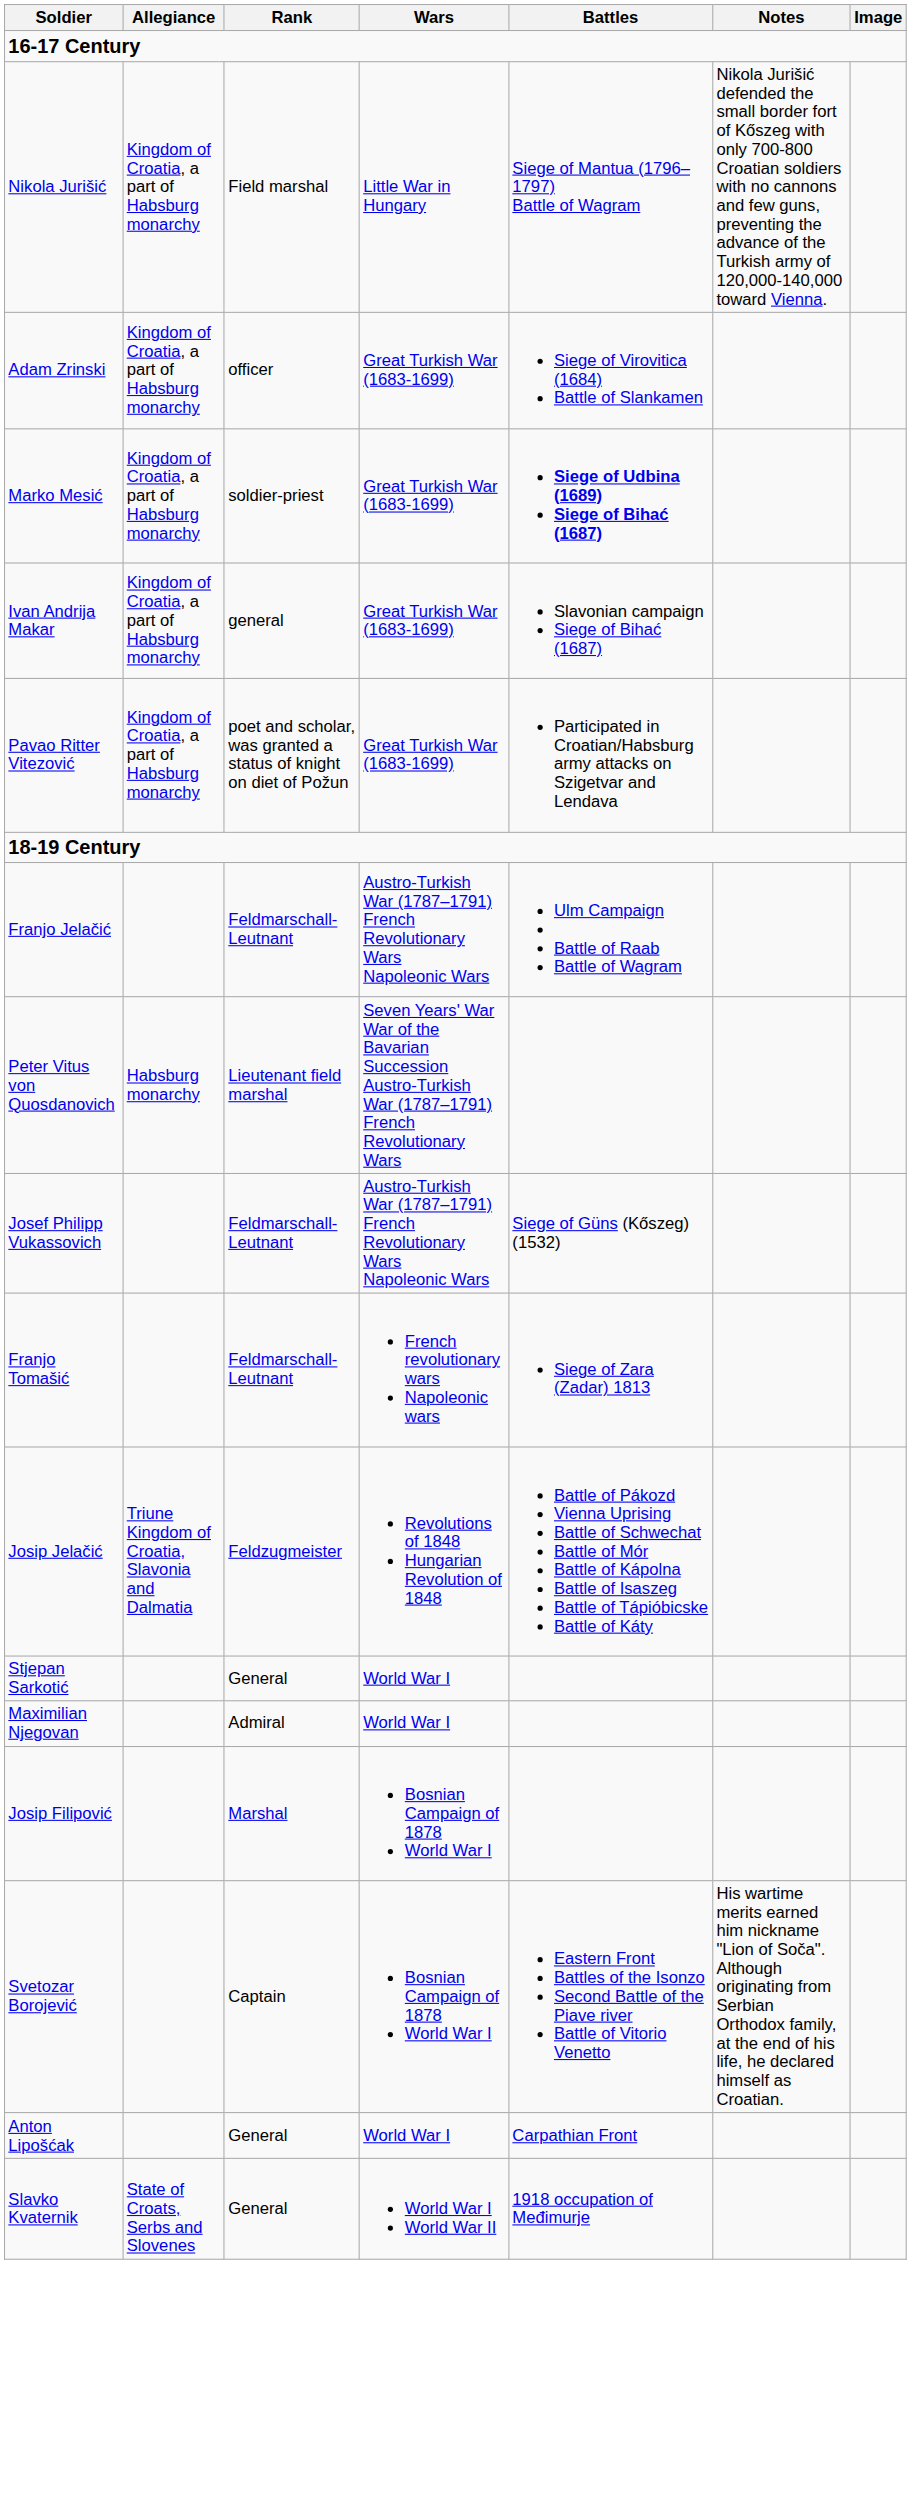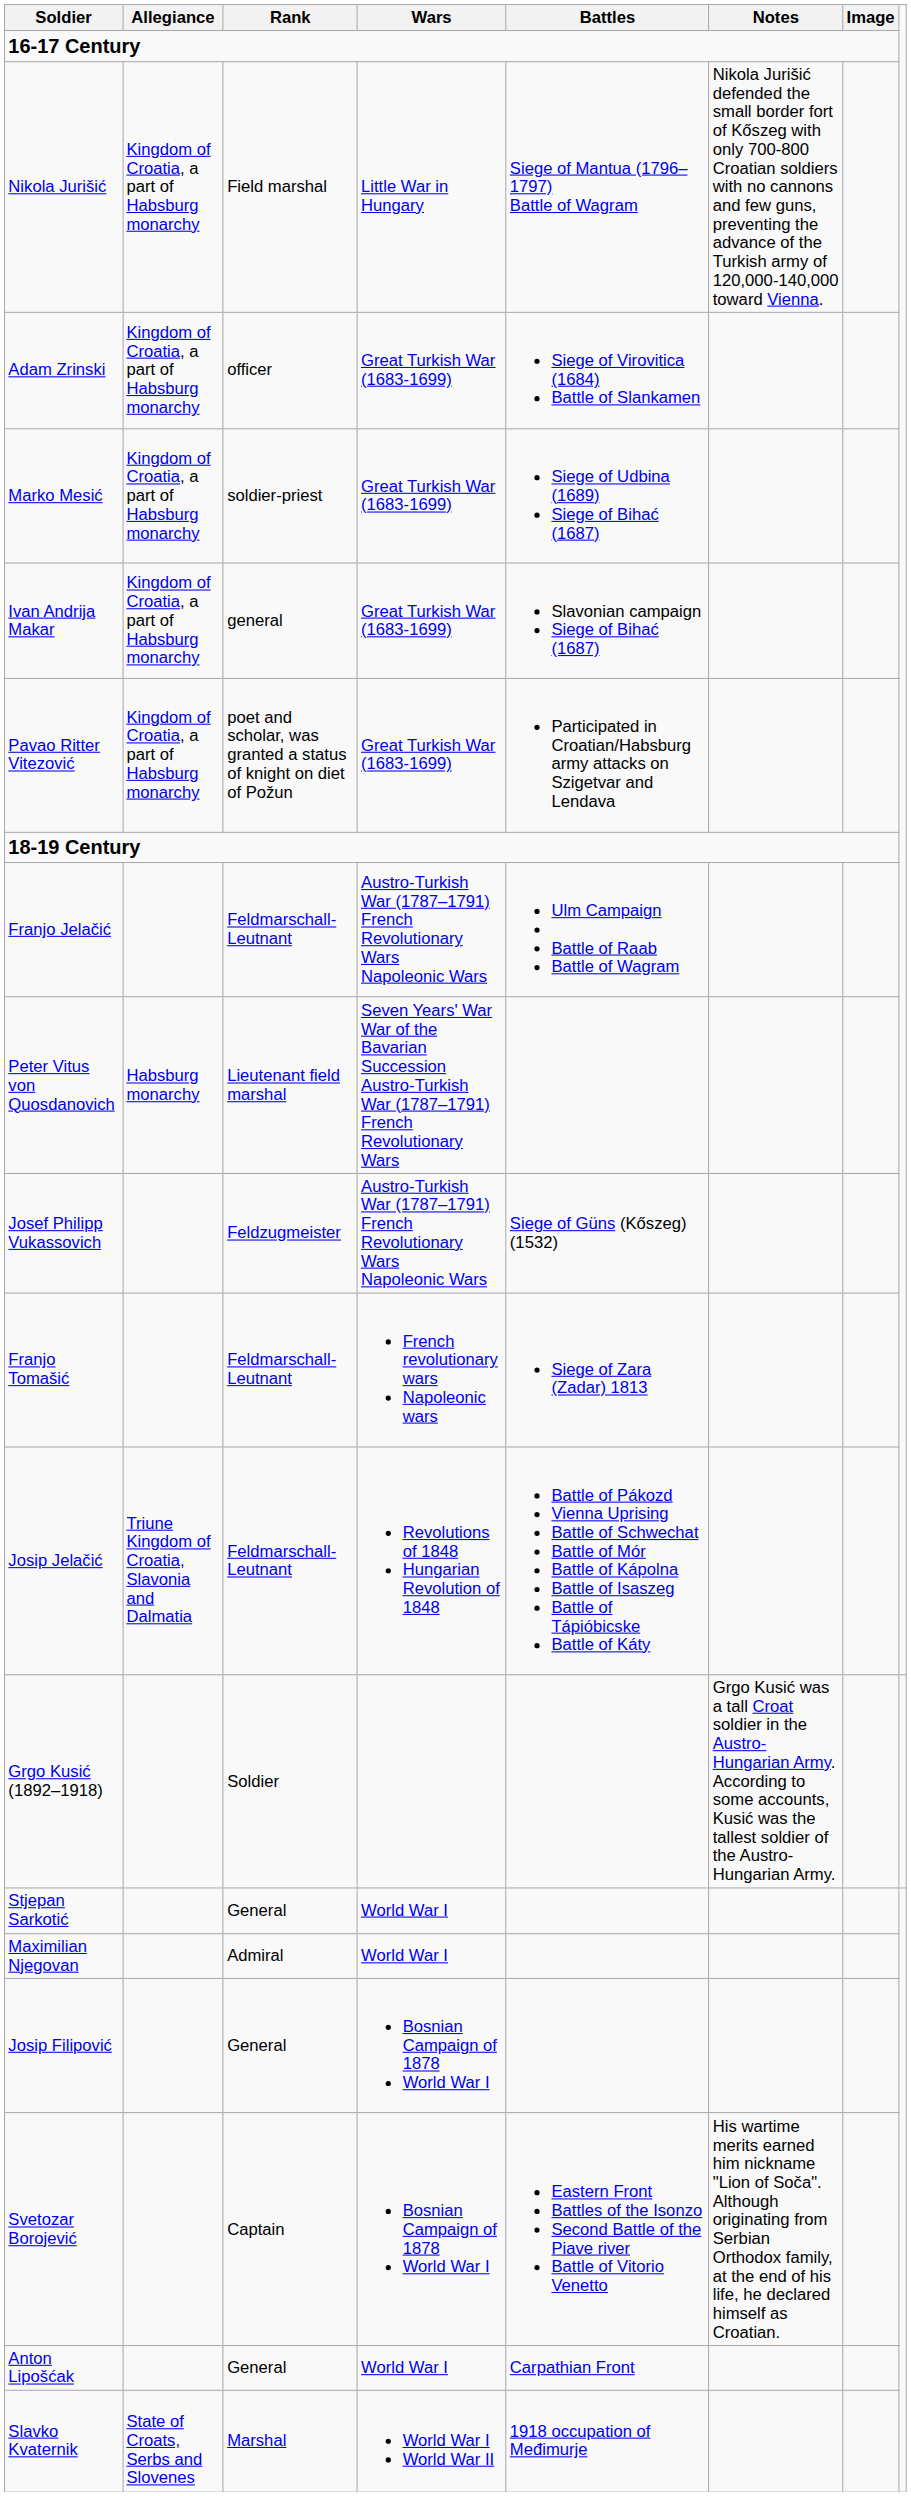(611, 505) bold -> (607, 505) normal
(283, 1233) Feldmarschall-Leutnant -> (284, 1233) Feldzugmeister
(285, 1551) Feldzugmeister -> (282, 1560) Feldmarschall-Leutnant
+ row: (56, 1781)
(258, 1813) Marshal -> (257, 2045) General
(258, 2208) General -> (257, 2441) Marshal
